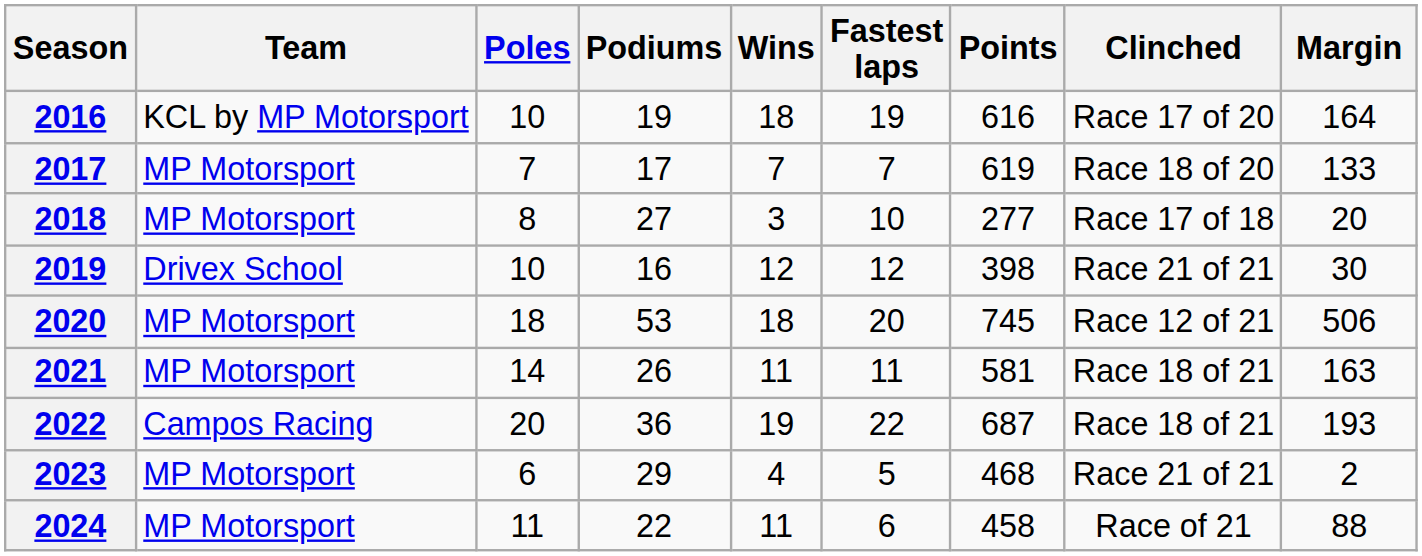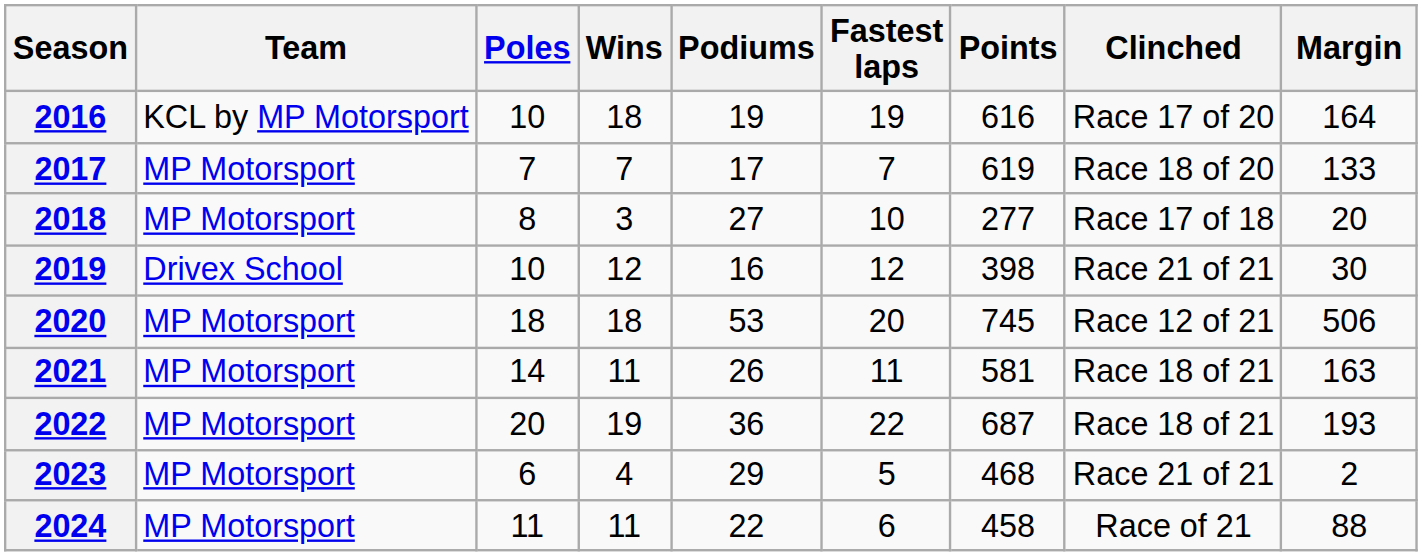columns swapped: (776, 48) <-> (654, 48)
(258, 423) Campos Racing -> (249, 423) MP Motorsport
